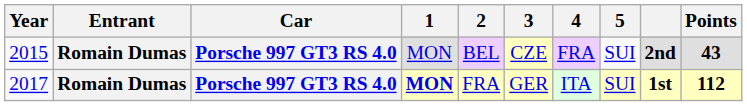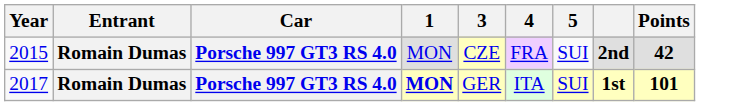- column: (481, 20)
(711, 52) 43 -> (664, 52) 42
(711, 85) 112 -> (664, 85) 101
